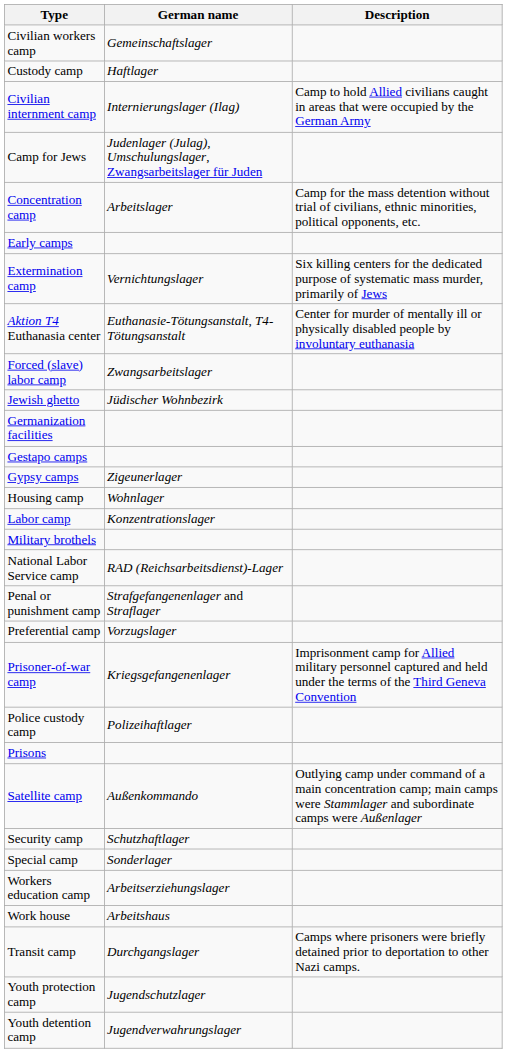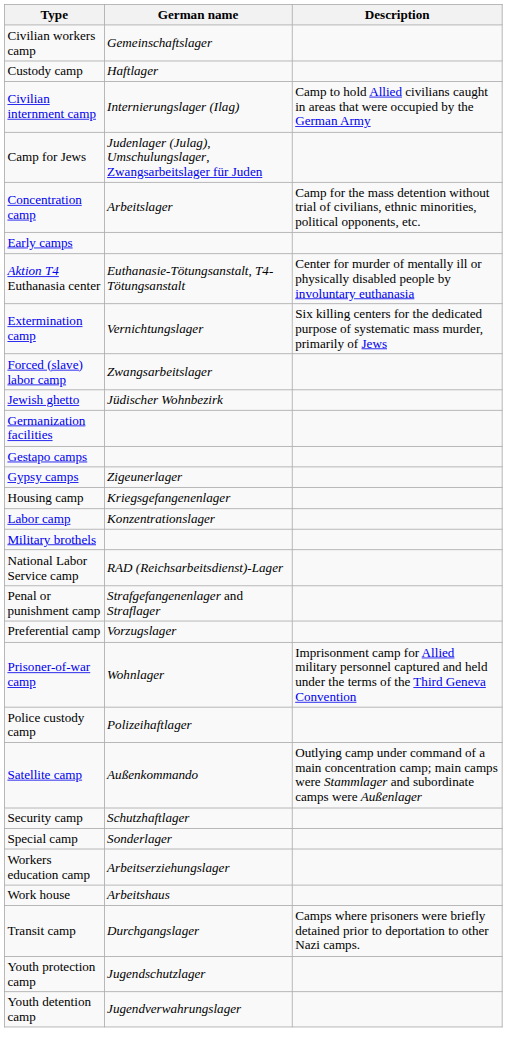rows swapped: (54, 328) <-> (45, 278)
(136, 498) Wohnlager -> (169, 498) Kriegsgefangenenlager
(169, 674) Kriegsgefangenenlager -> (136, 674) Wohnlager
- row: (27, 753)
